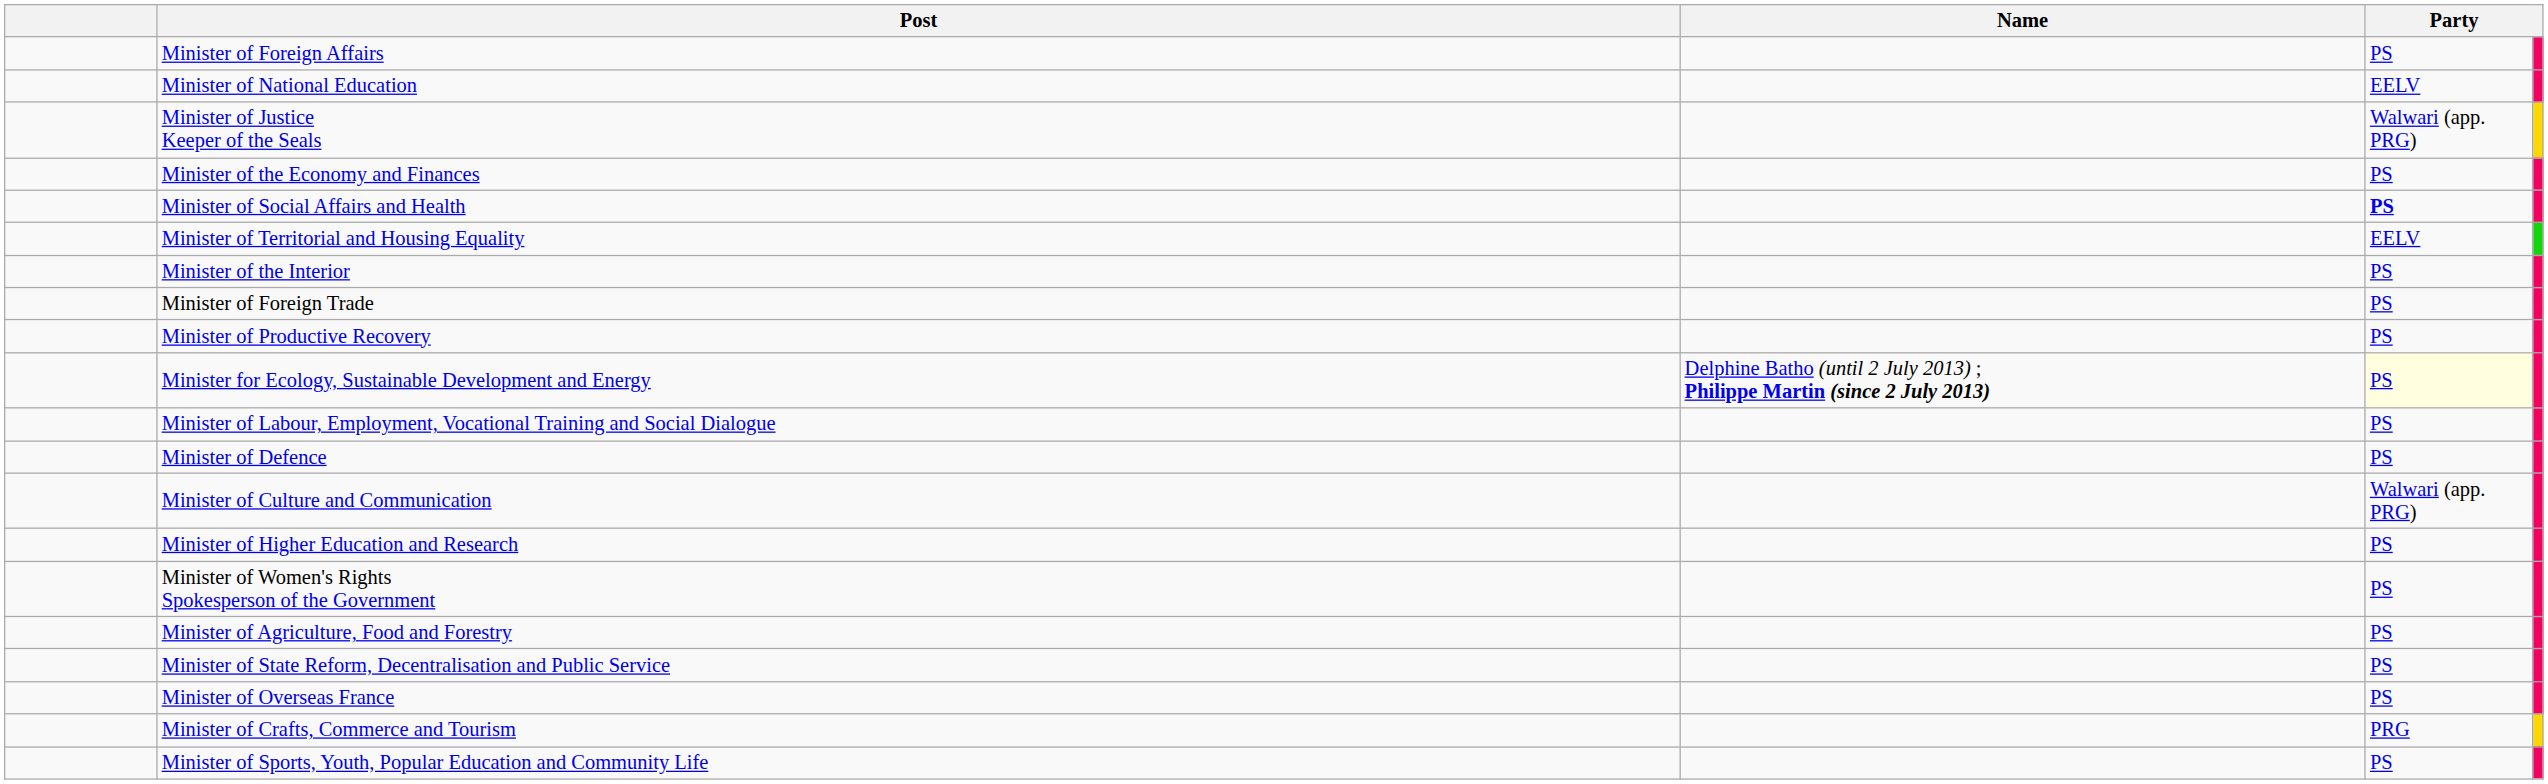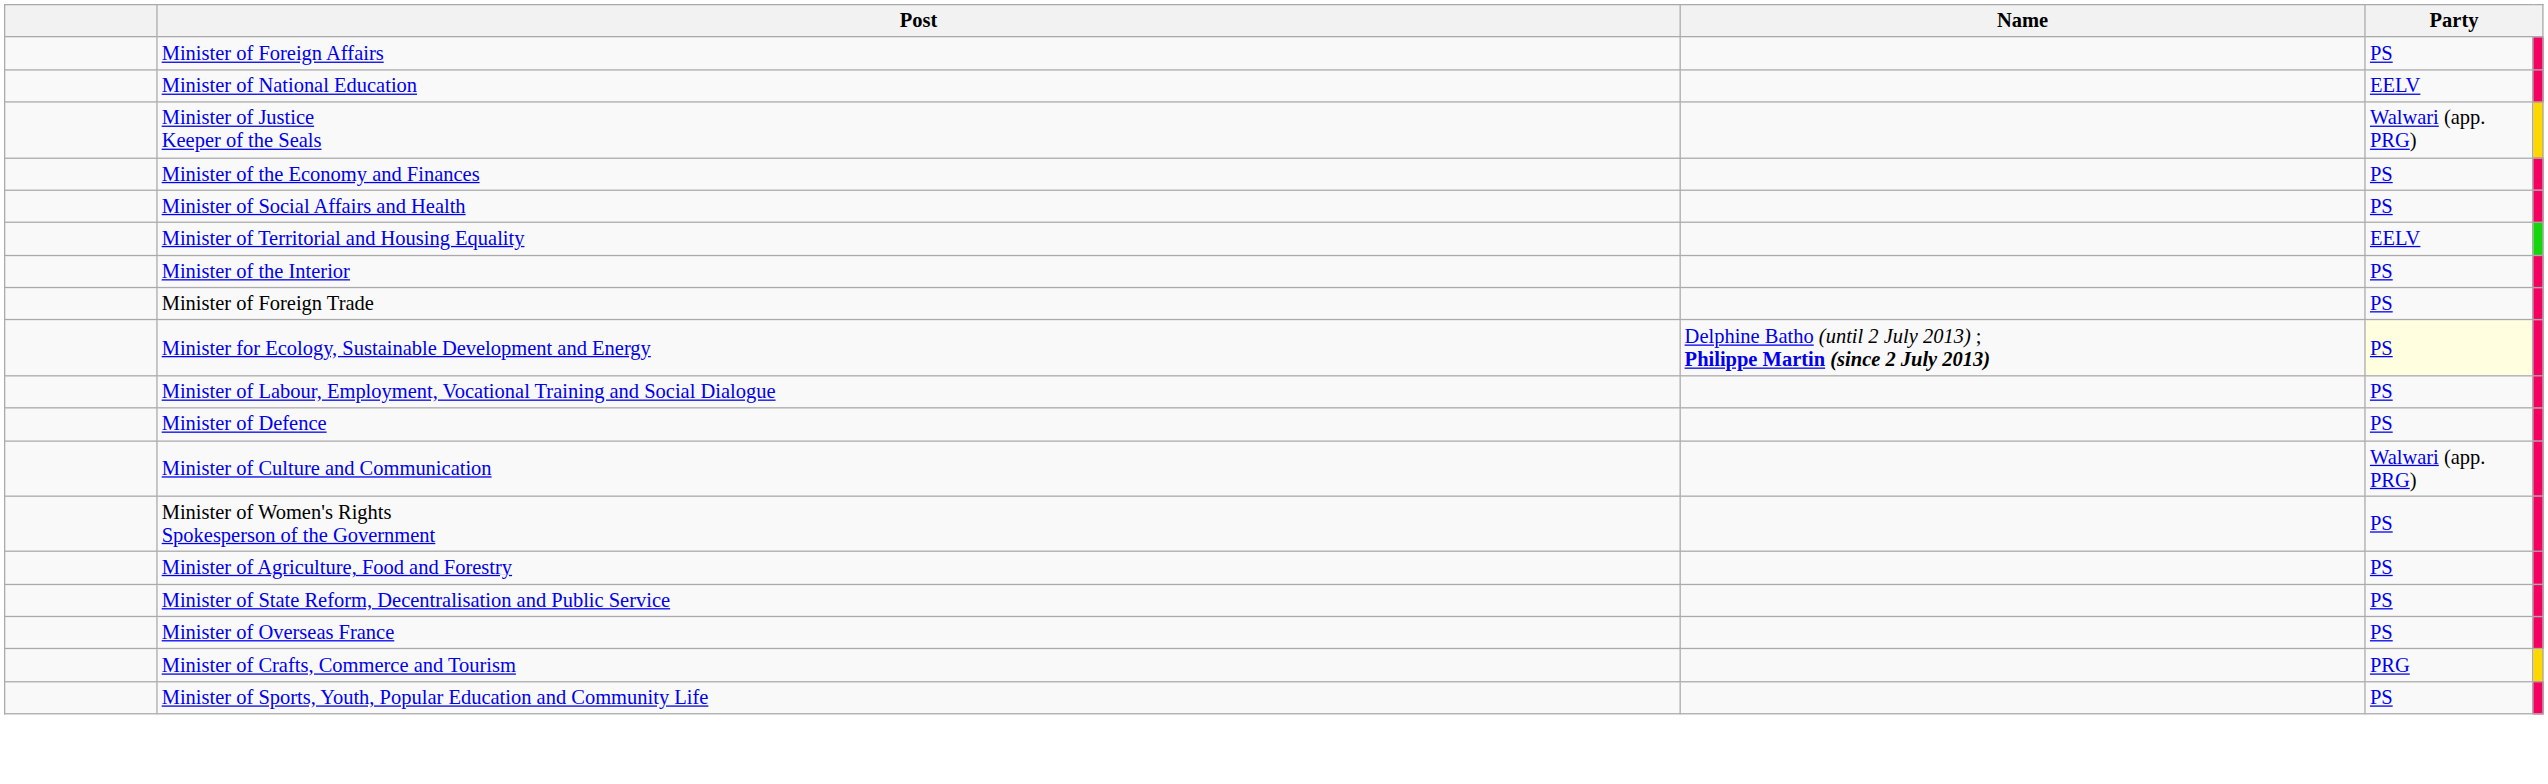(2382, 206) bold -> (2381, 206) normal
- row: (296, 336)
- row: (340, 544)
